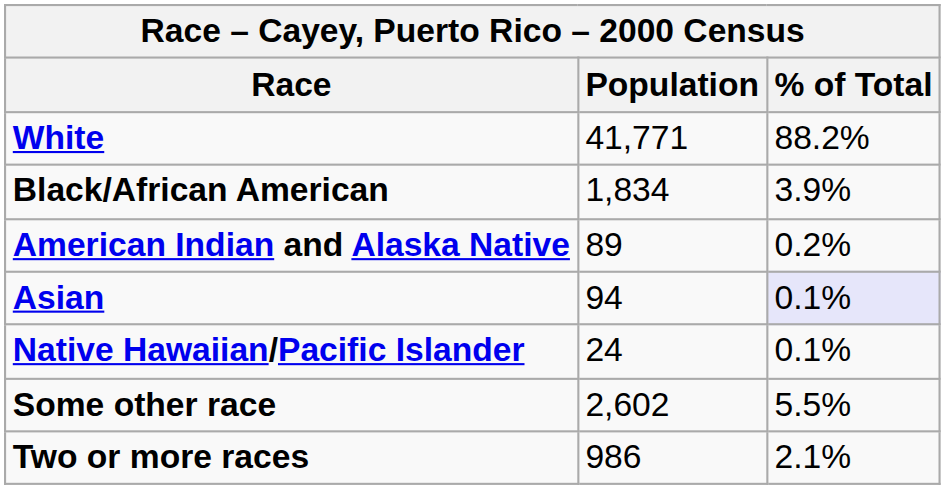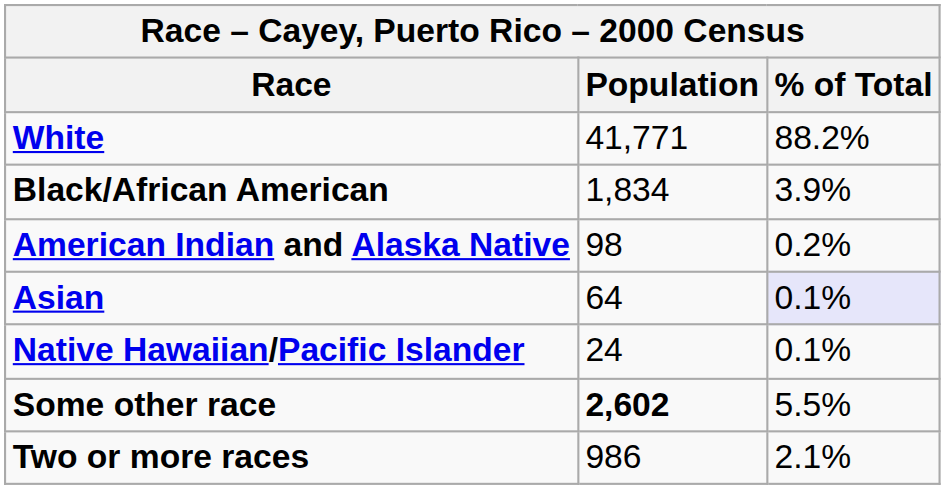(604, 244) 89 -> (604, 244) 98
(604, 297) 94 -> (604, 297) 64
(627, 404) normal -> (627, 404) bold
